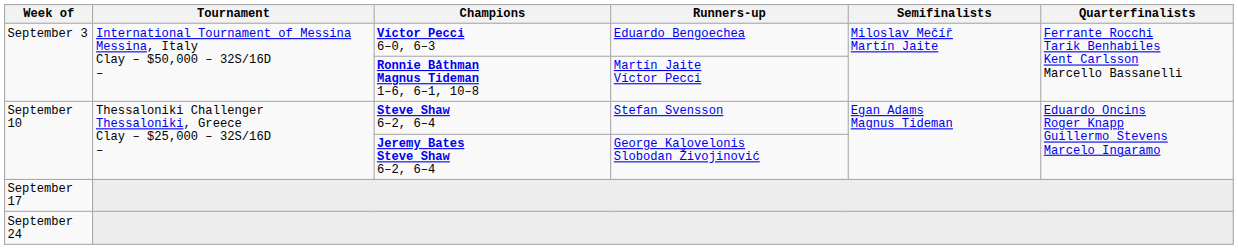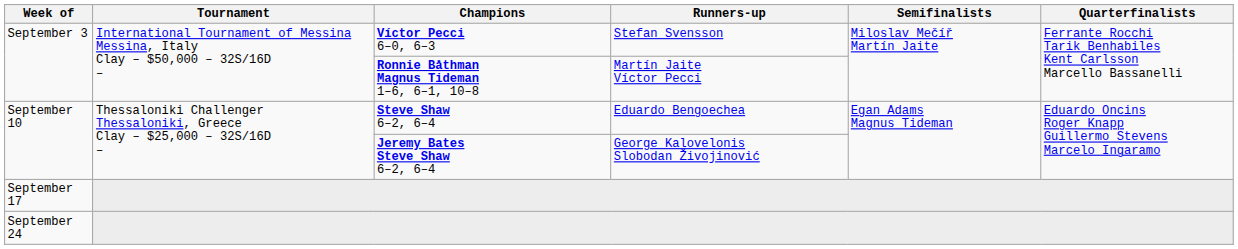(679, 33) Eduardo Bengoechea -> (669, 33) Stefan Svensson
(669, 111) Stefan Svensson -> (679, 111) Eduardo Bengoechea
